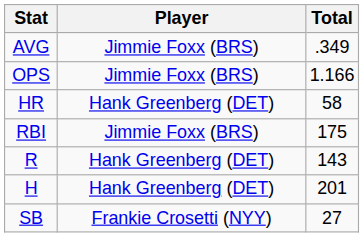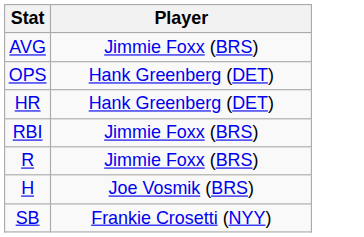- column: (332, 18)
(182, 75) Jimmie Foxx (BRS) -> (181, 75) Hank Greenberg (DET)
(182, 160) Hank Greenberg (DET) -> (181, 160) Jimmie Foxx (BRS)
(182, 189) Hank Greenberg (DET) -> (181, 189) Joe Vosmik (BRS)
